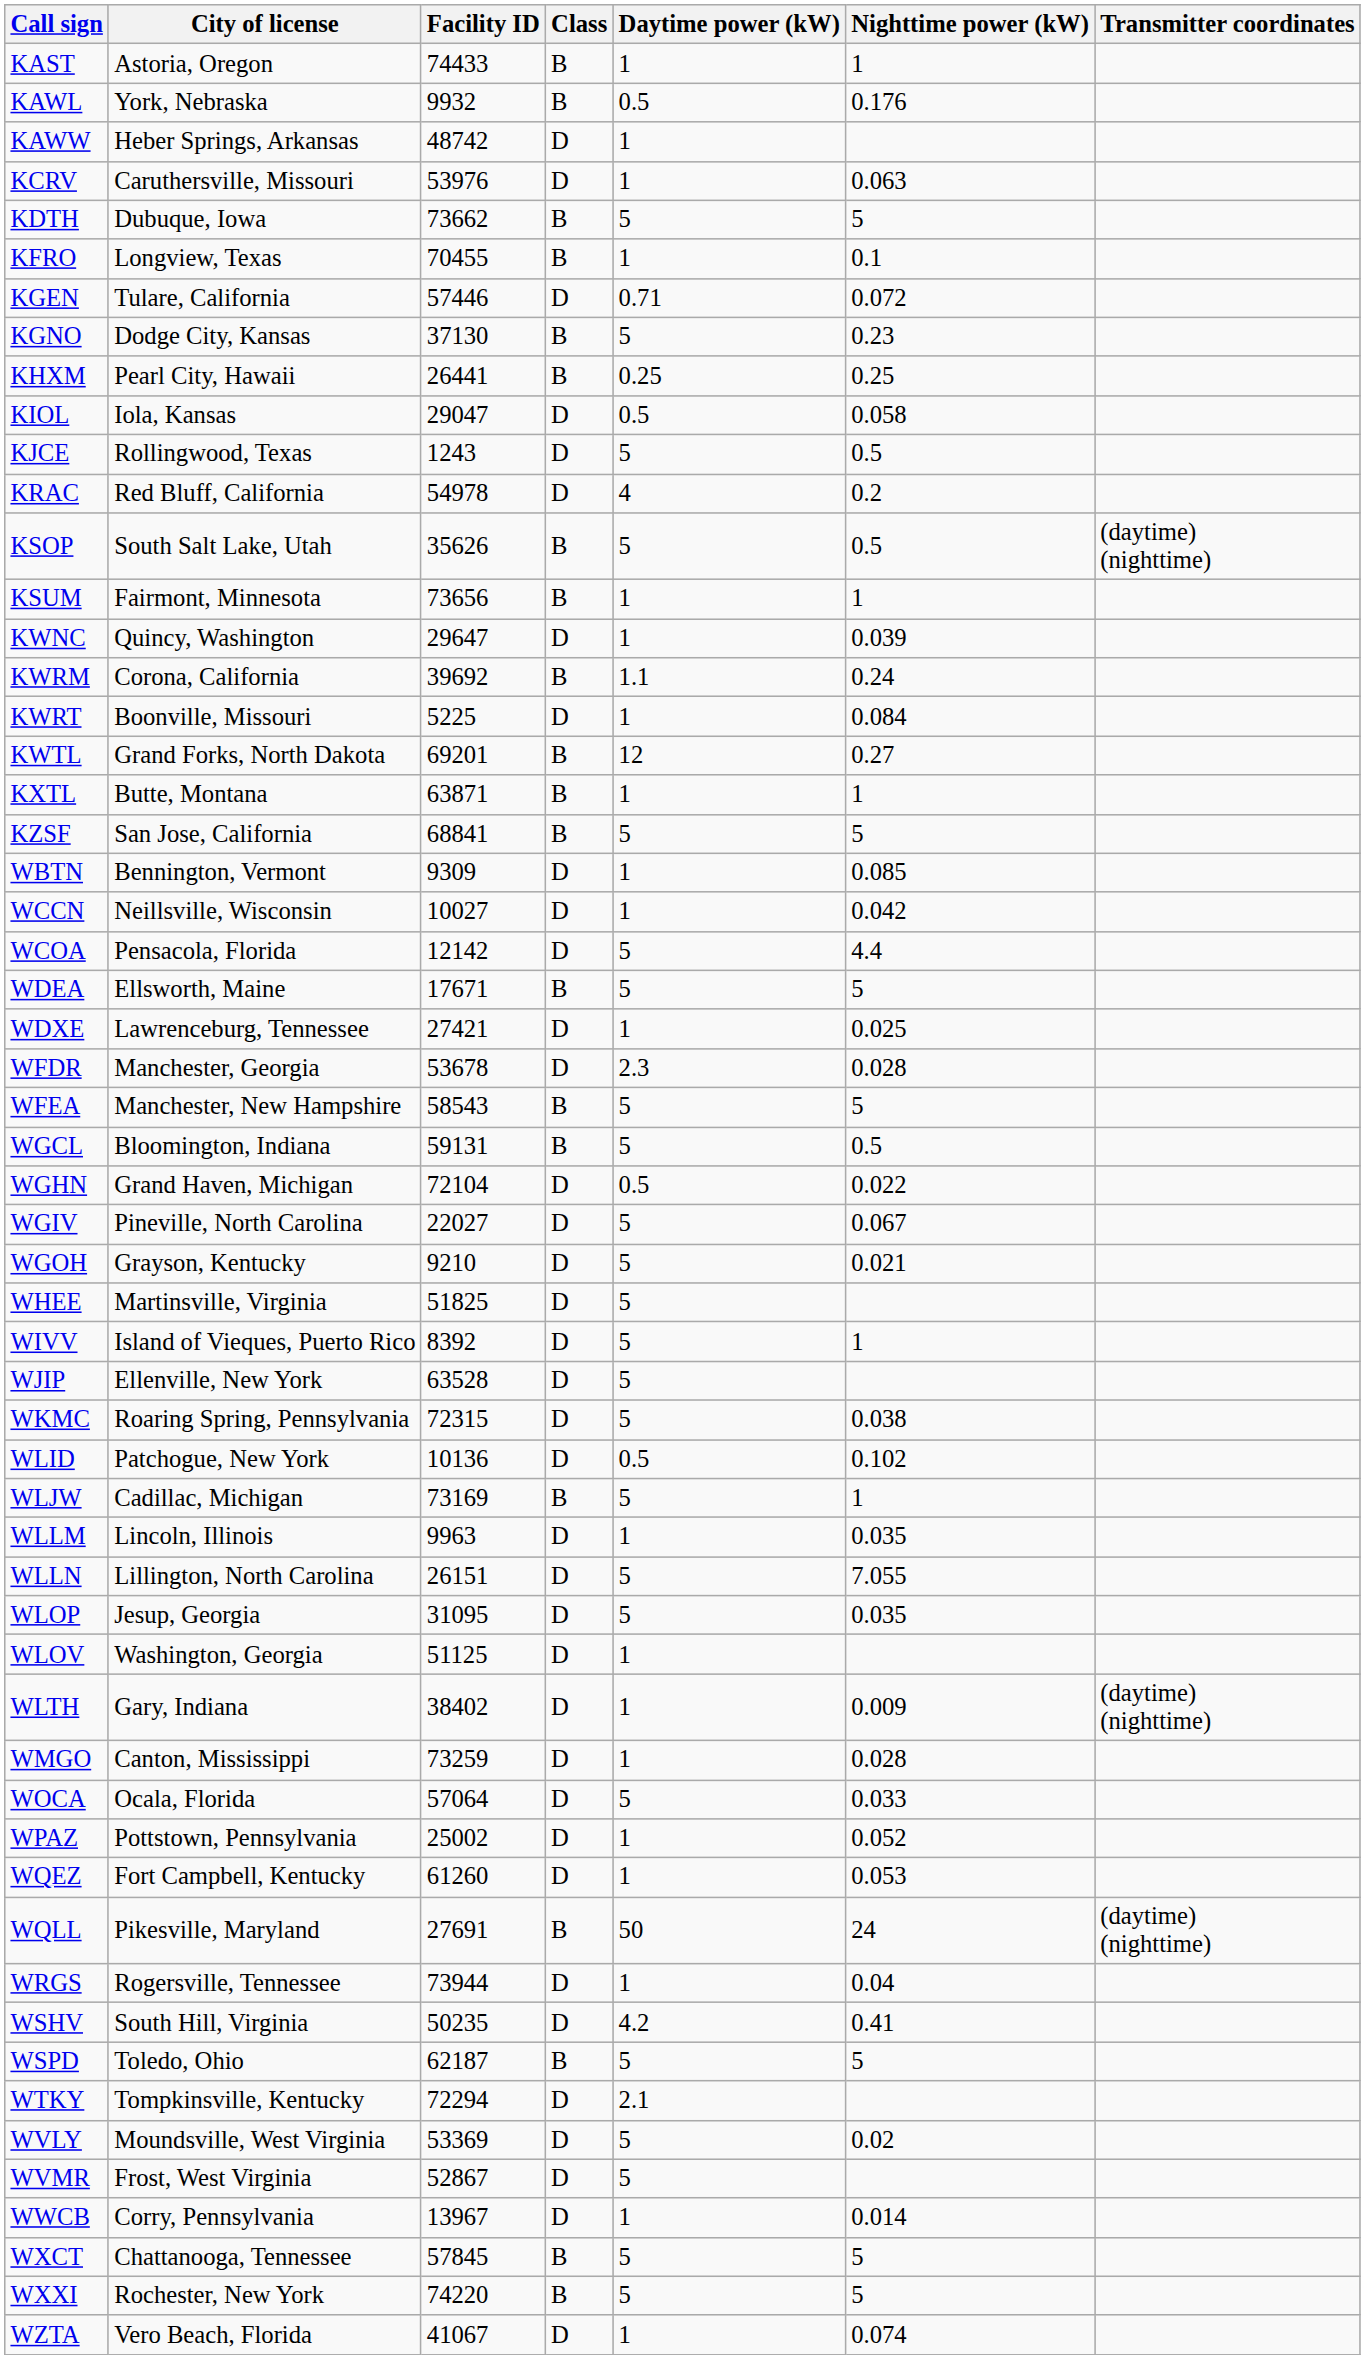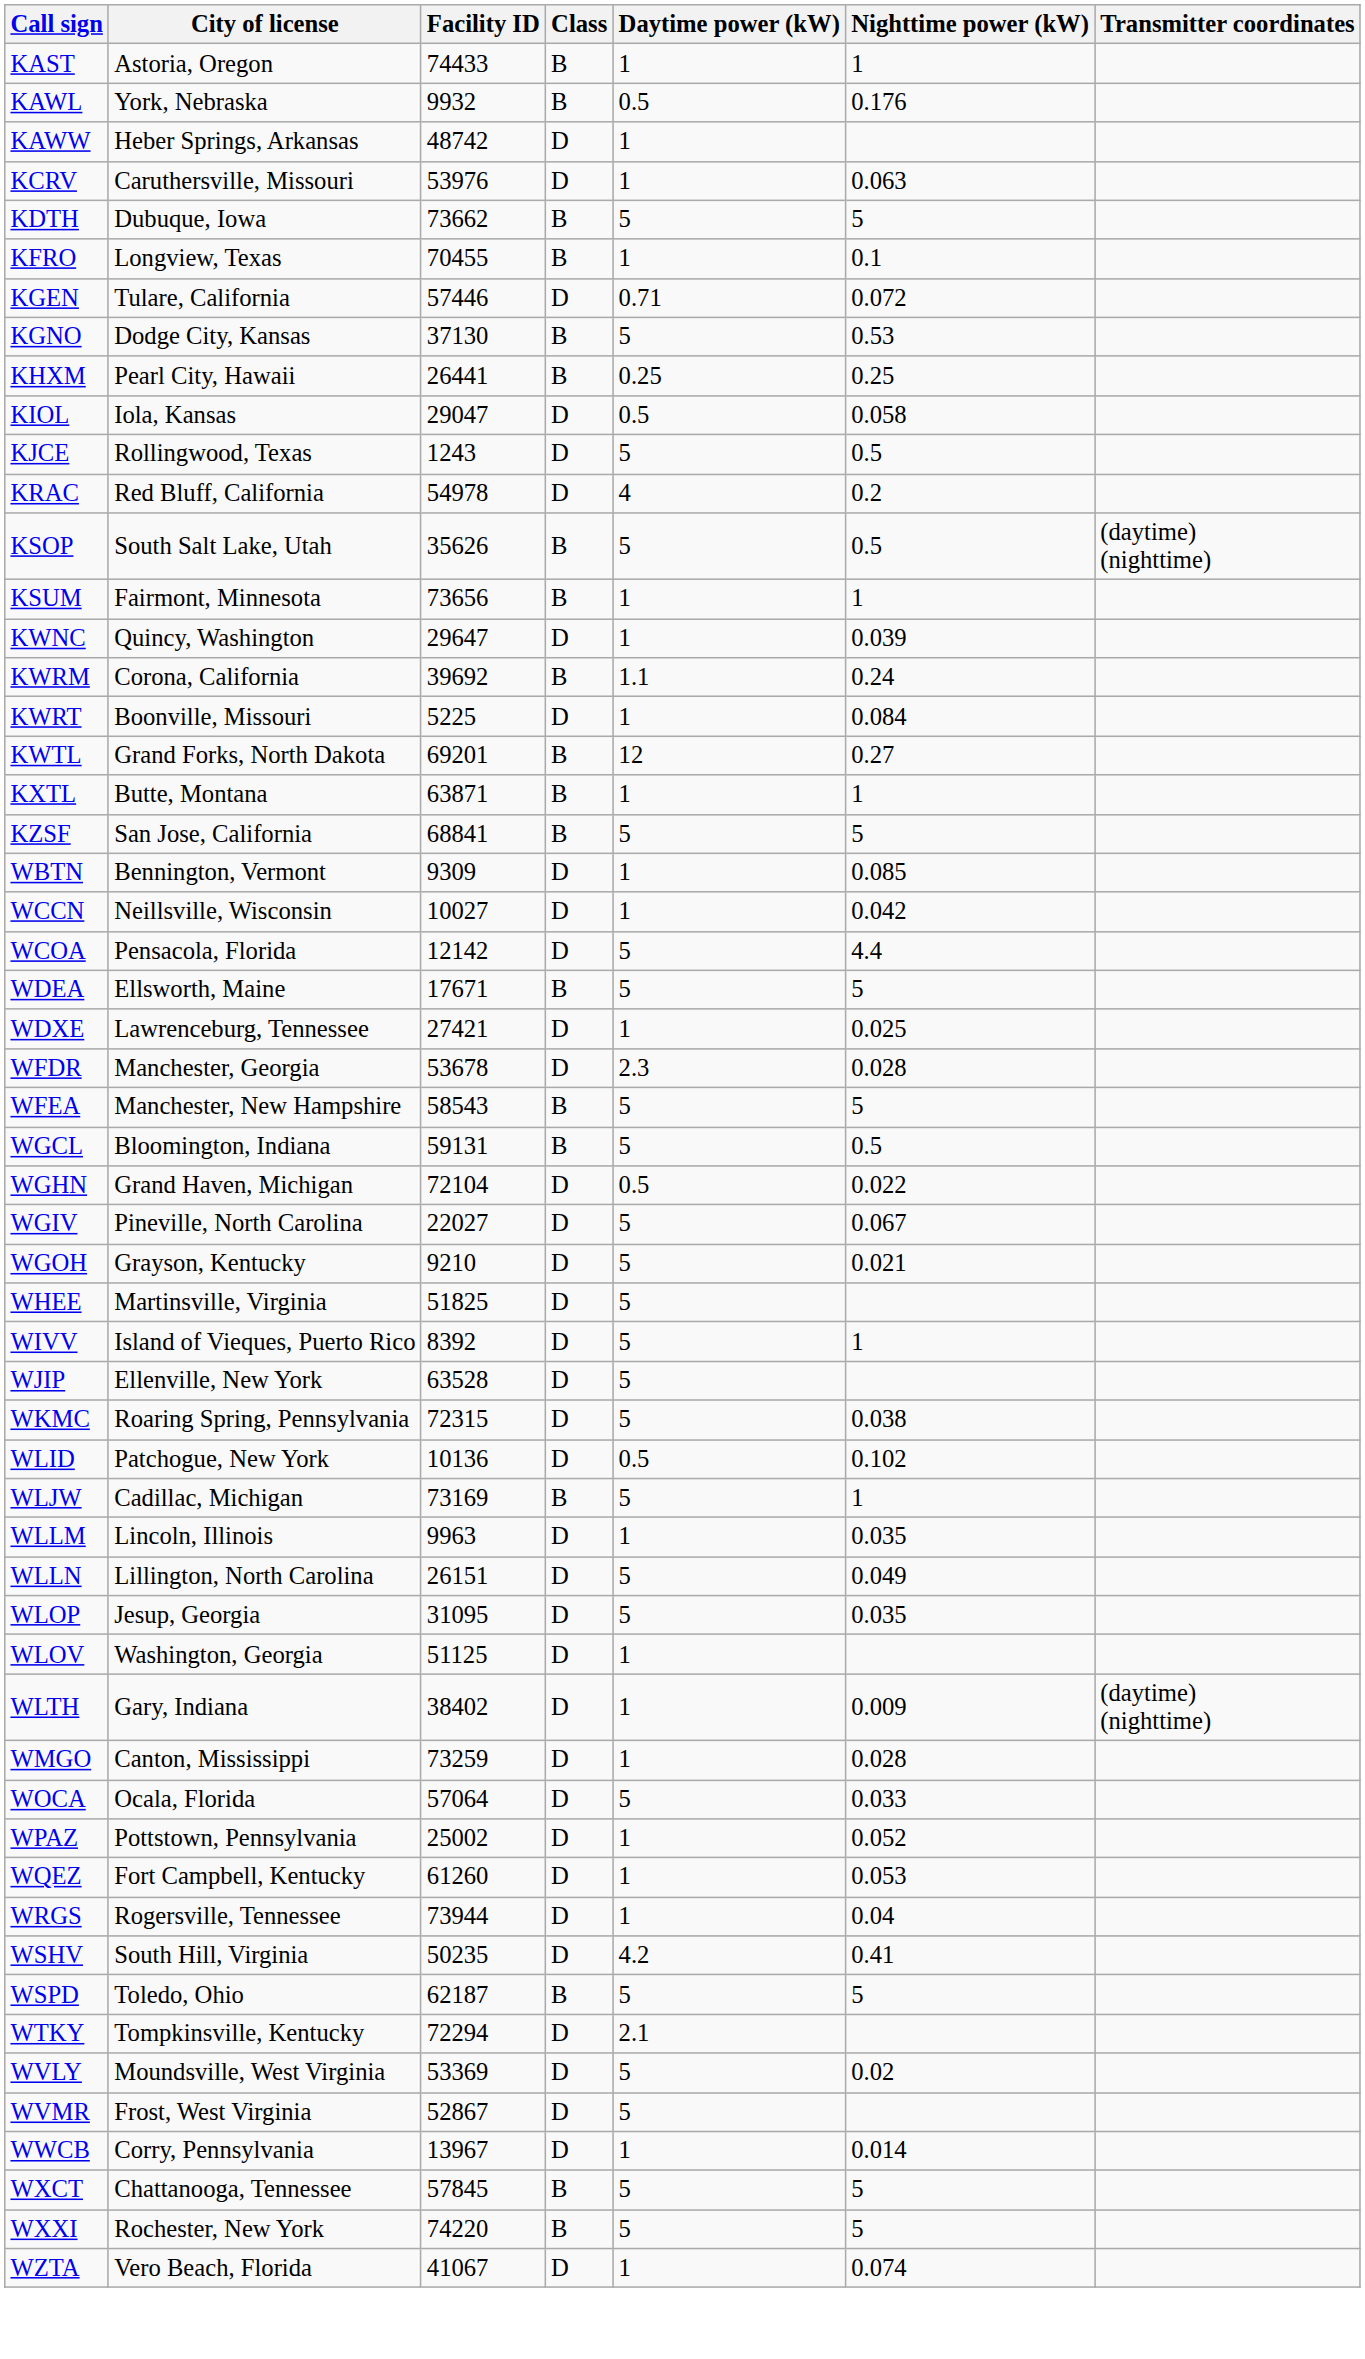(873, 336) 0.23 -> (873, 336) 0.53
(879, 1575) 7.055 -> (879, 1575) 0.049
- row: (46, 1929)
